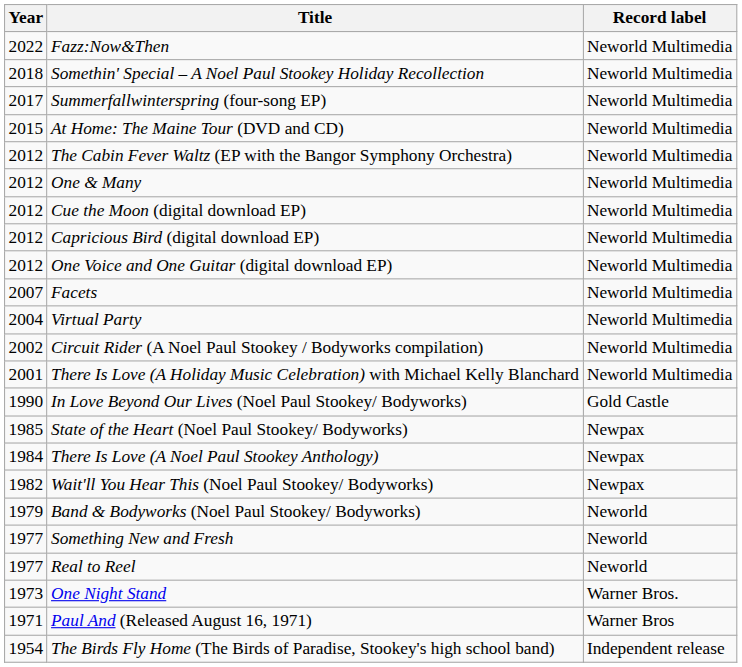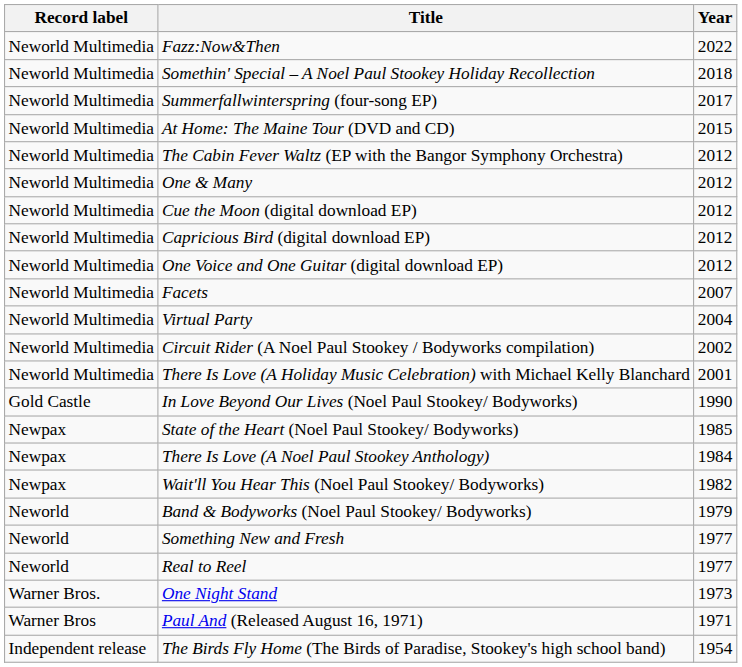columns swapped: (26, 18) <-> (660, 18)
